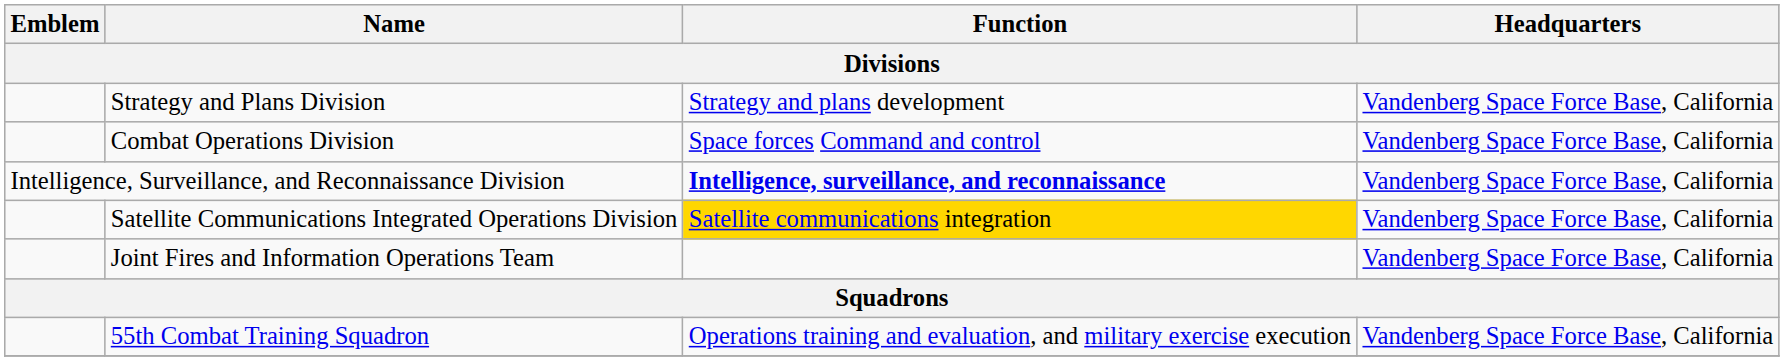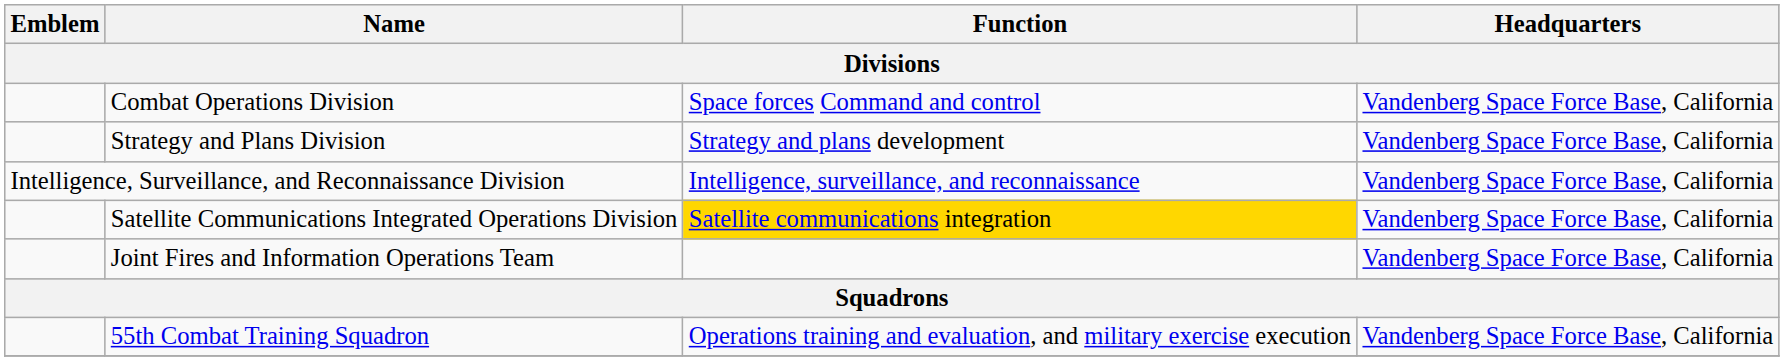rows swapped: (252, 141) <-> (248, 102)
(927, 180) bold -> (914, 180) normal
